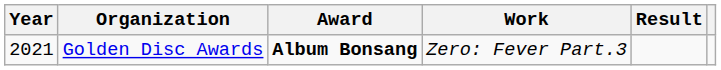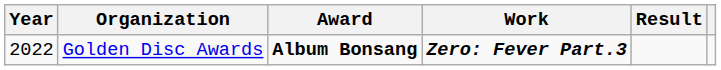(31, 50) 2021 -> (31, 50) 2022
(527, 50) normal -> (527, 50) bold
